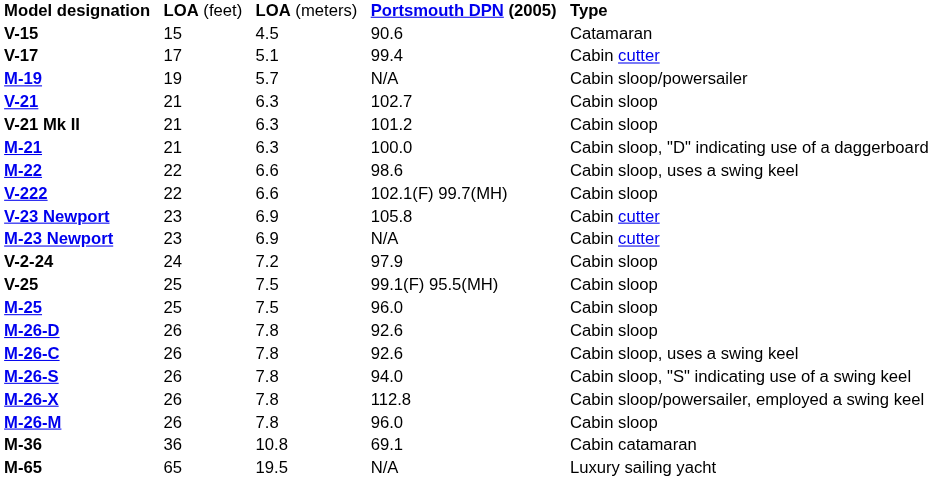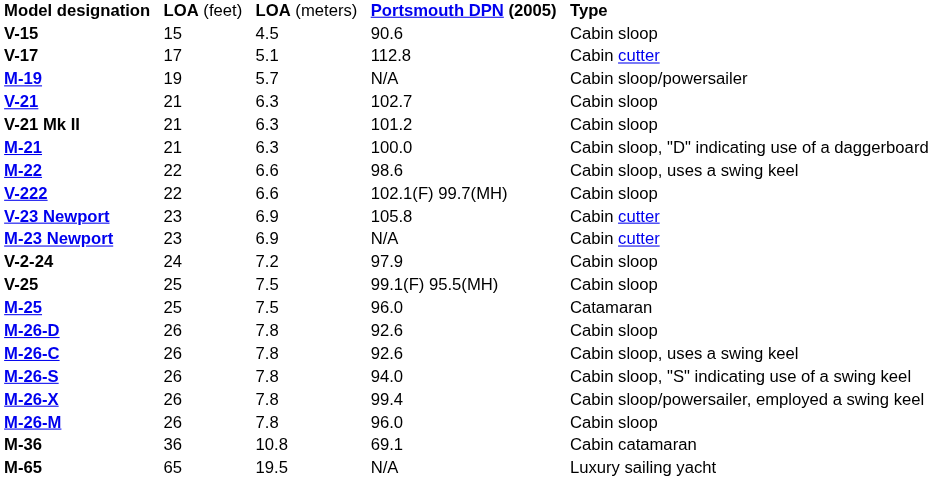(611, 33) Catamaran -> (614, 33) Cabin sloop
(387, 56) 99.4 -> (391, 56) 112.8
(614, 307) Cabin sloop -> (611, 307) Catamaran
(391, 399) 112.8 -> (387, 399) 99.4
